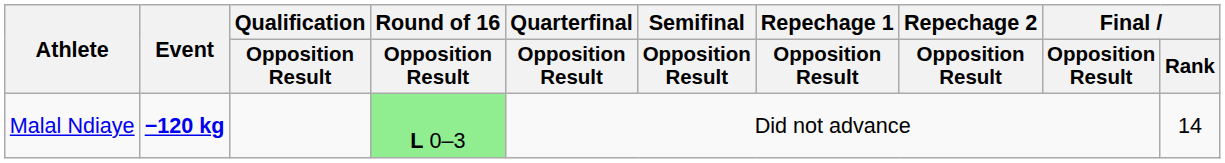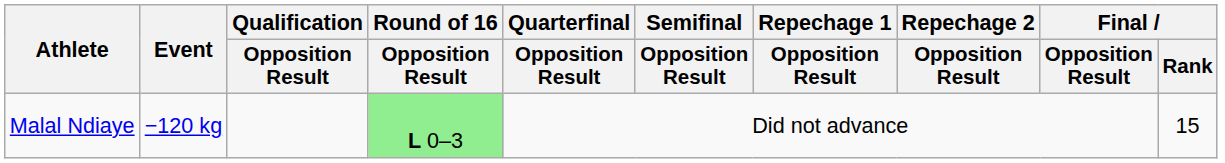(185, 126) bold -> (183, 126) normal
(1190, 126) 14 -> (1188, 126) 15
